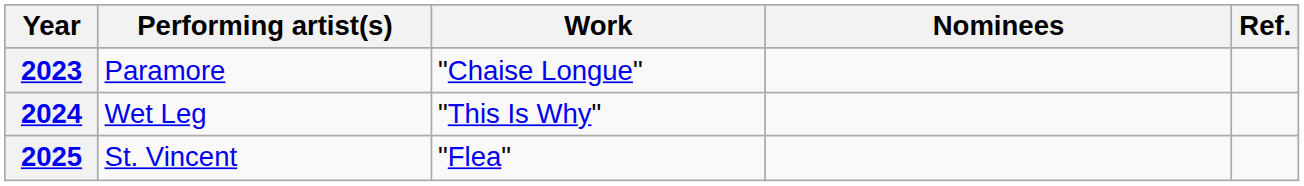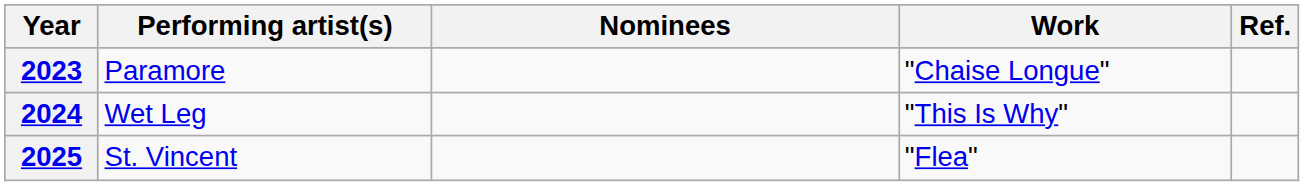columns swapped: (598, 26) <-> (998, 26)
